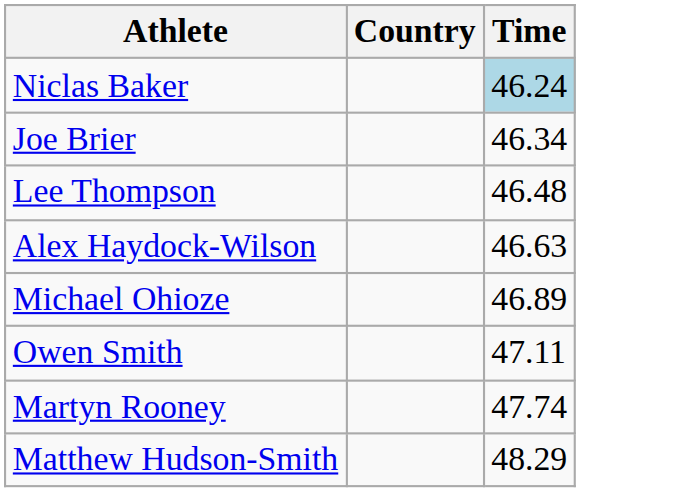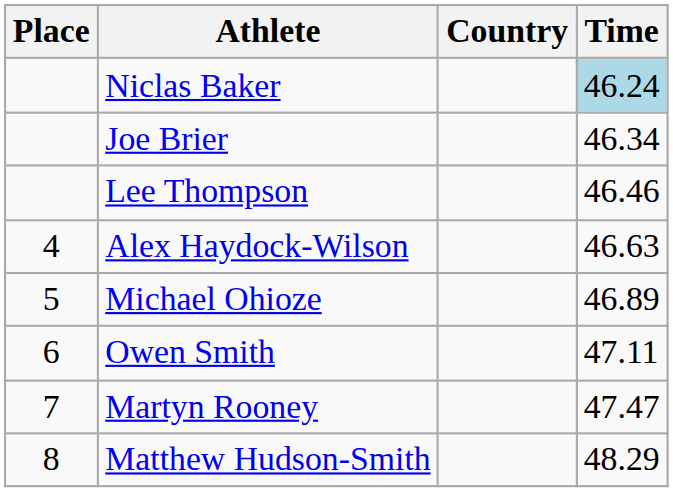+ column: (51, 31)
(529, 191) 46.48 -> (622, 191) 46.46
(529, 406) 47.74 -> (622, 406) 47.47
